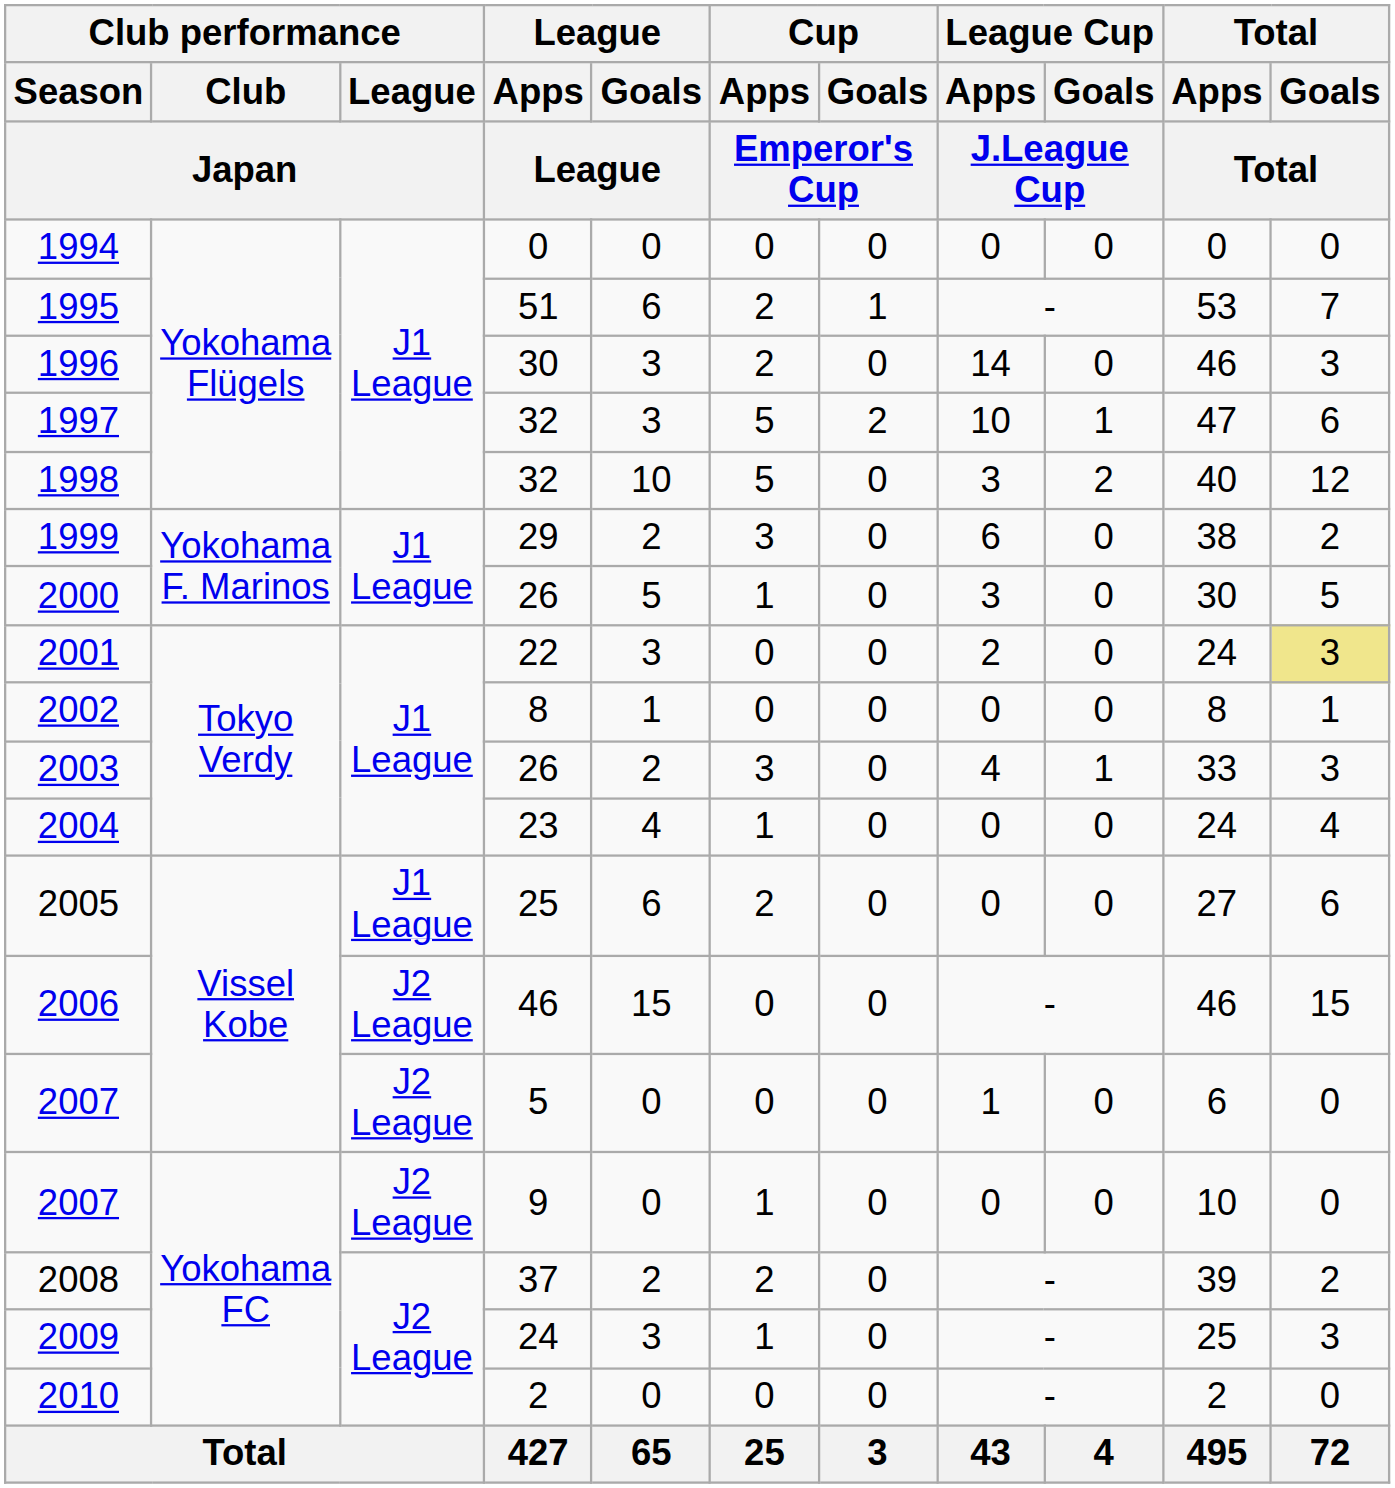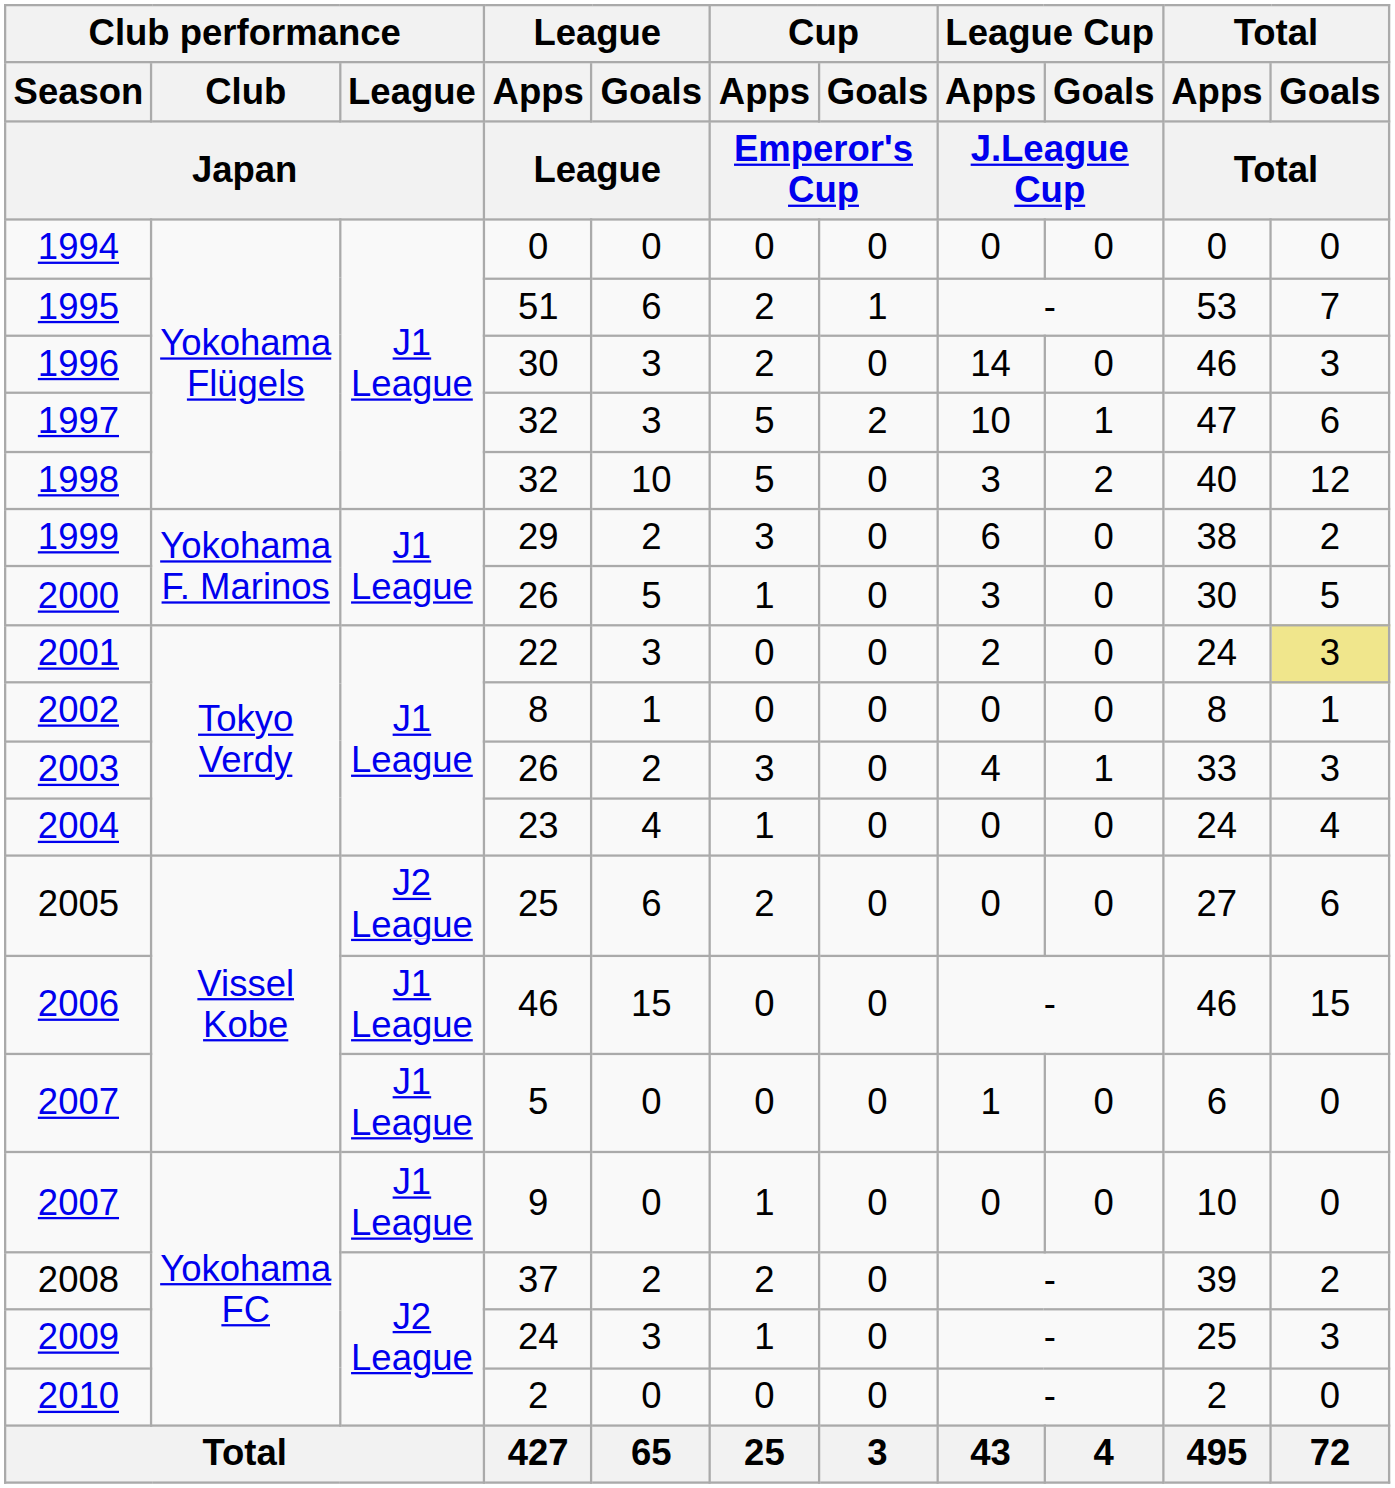(412, 904) J1 League -> (412, 904) J2 League
(412, 1003) J2 League -> (412, 1003) J1 League
(412, 1102) J2 League -> (412, 1102) J1 League
(412, 1201) J2 League -> (412, 1201) J1 League
